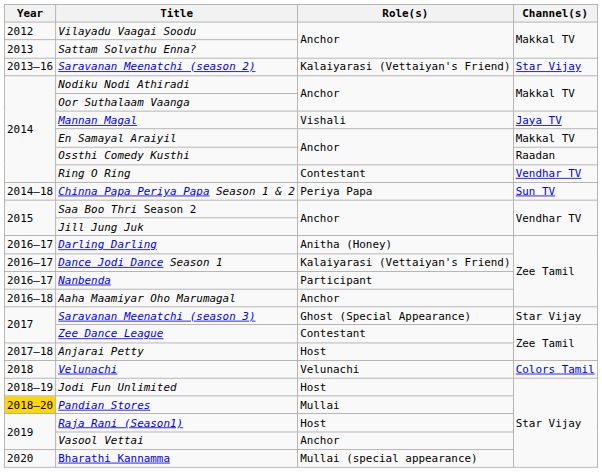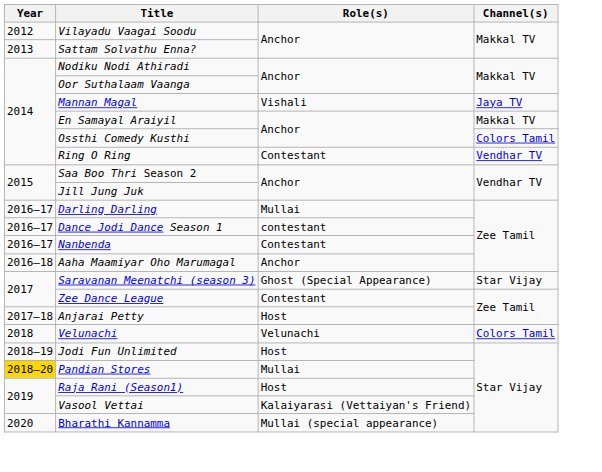- row: (157, 67)
(535, 156) Raadan -> (516, 138) Colors Tamil
- row: (177, 191)
(346, 245) Anitha (Honey) -> (280, 209) Mullai
(405, 262) Kalaiyarasi (Vettaiyan's Friend) -> (294, 227) contestant
(336, 280) Participant -> (294, 245) Contestant
(320, 440) Anchor -> (366, 405) Kalaiyarasi (Vettaiyan's Friend)
